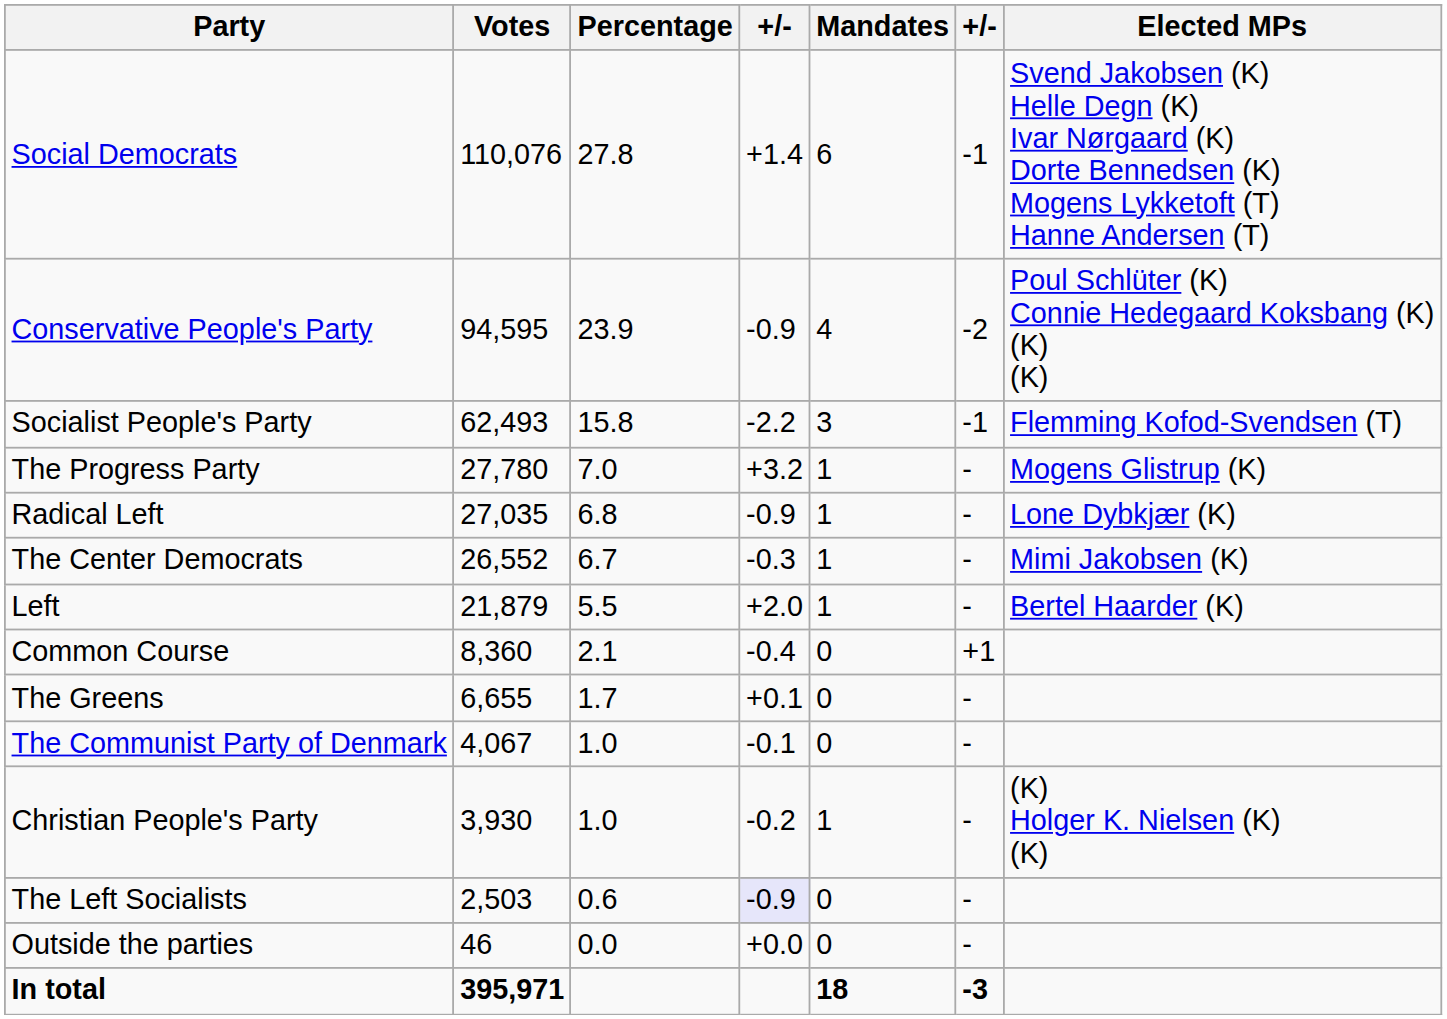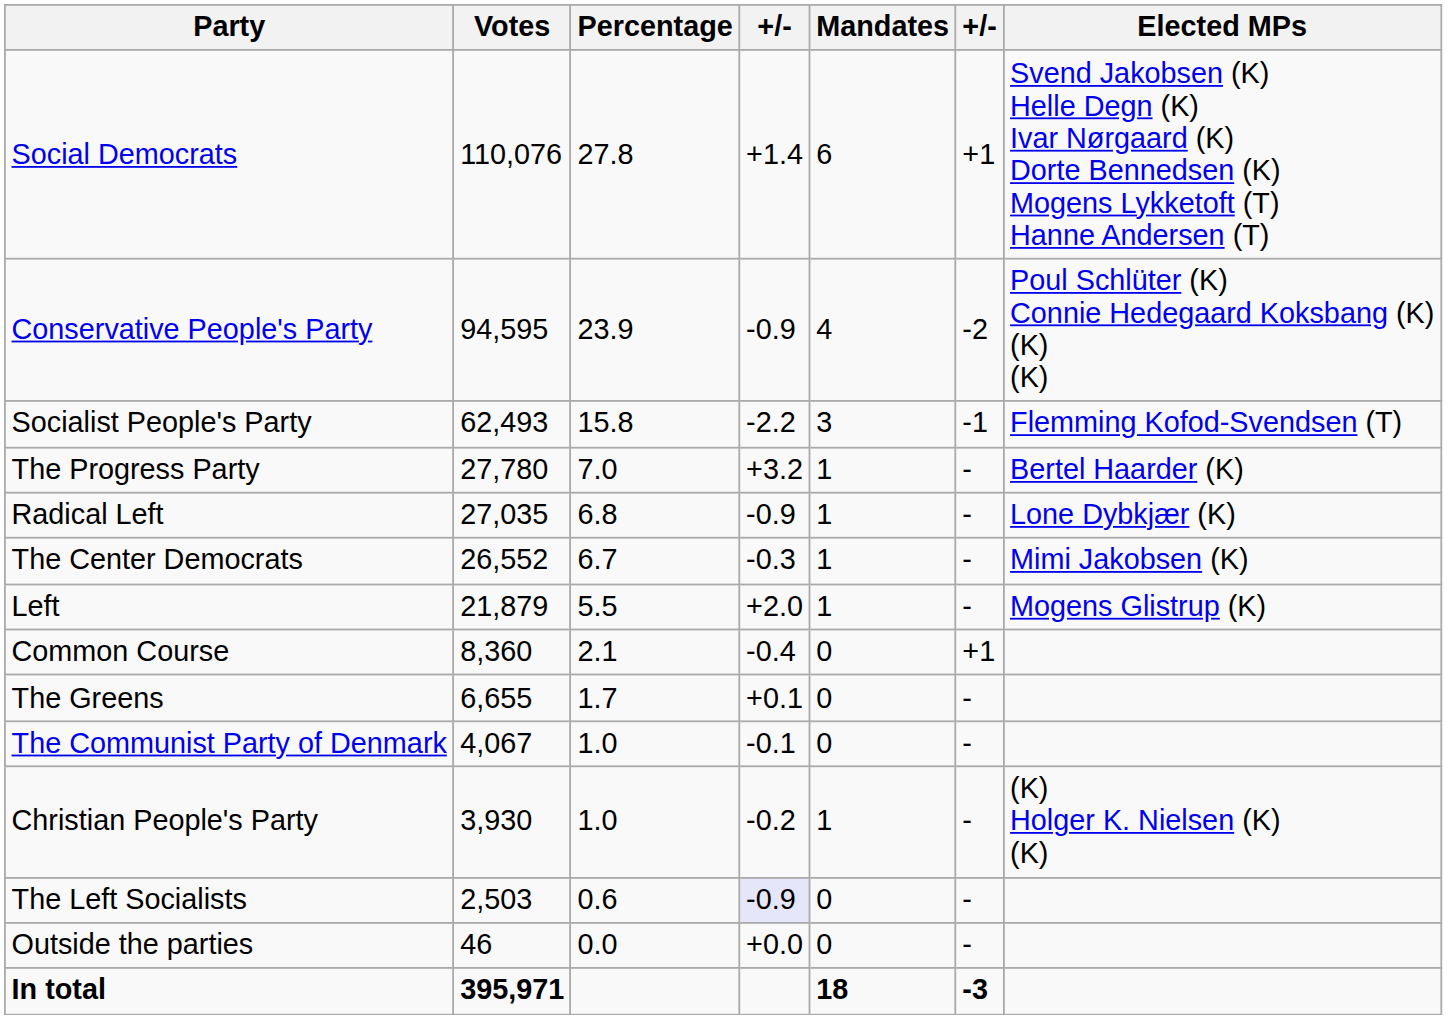(975, 154) -1 -> (979, 154) +1
(1138, 469) Mogens Glistrup (K) -> (1127, 469) Bertel Haarder (K)
(1127, 606) Bertel Haarder (K) -> (1138, 606) Mogens Glistrup (K)
